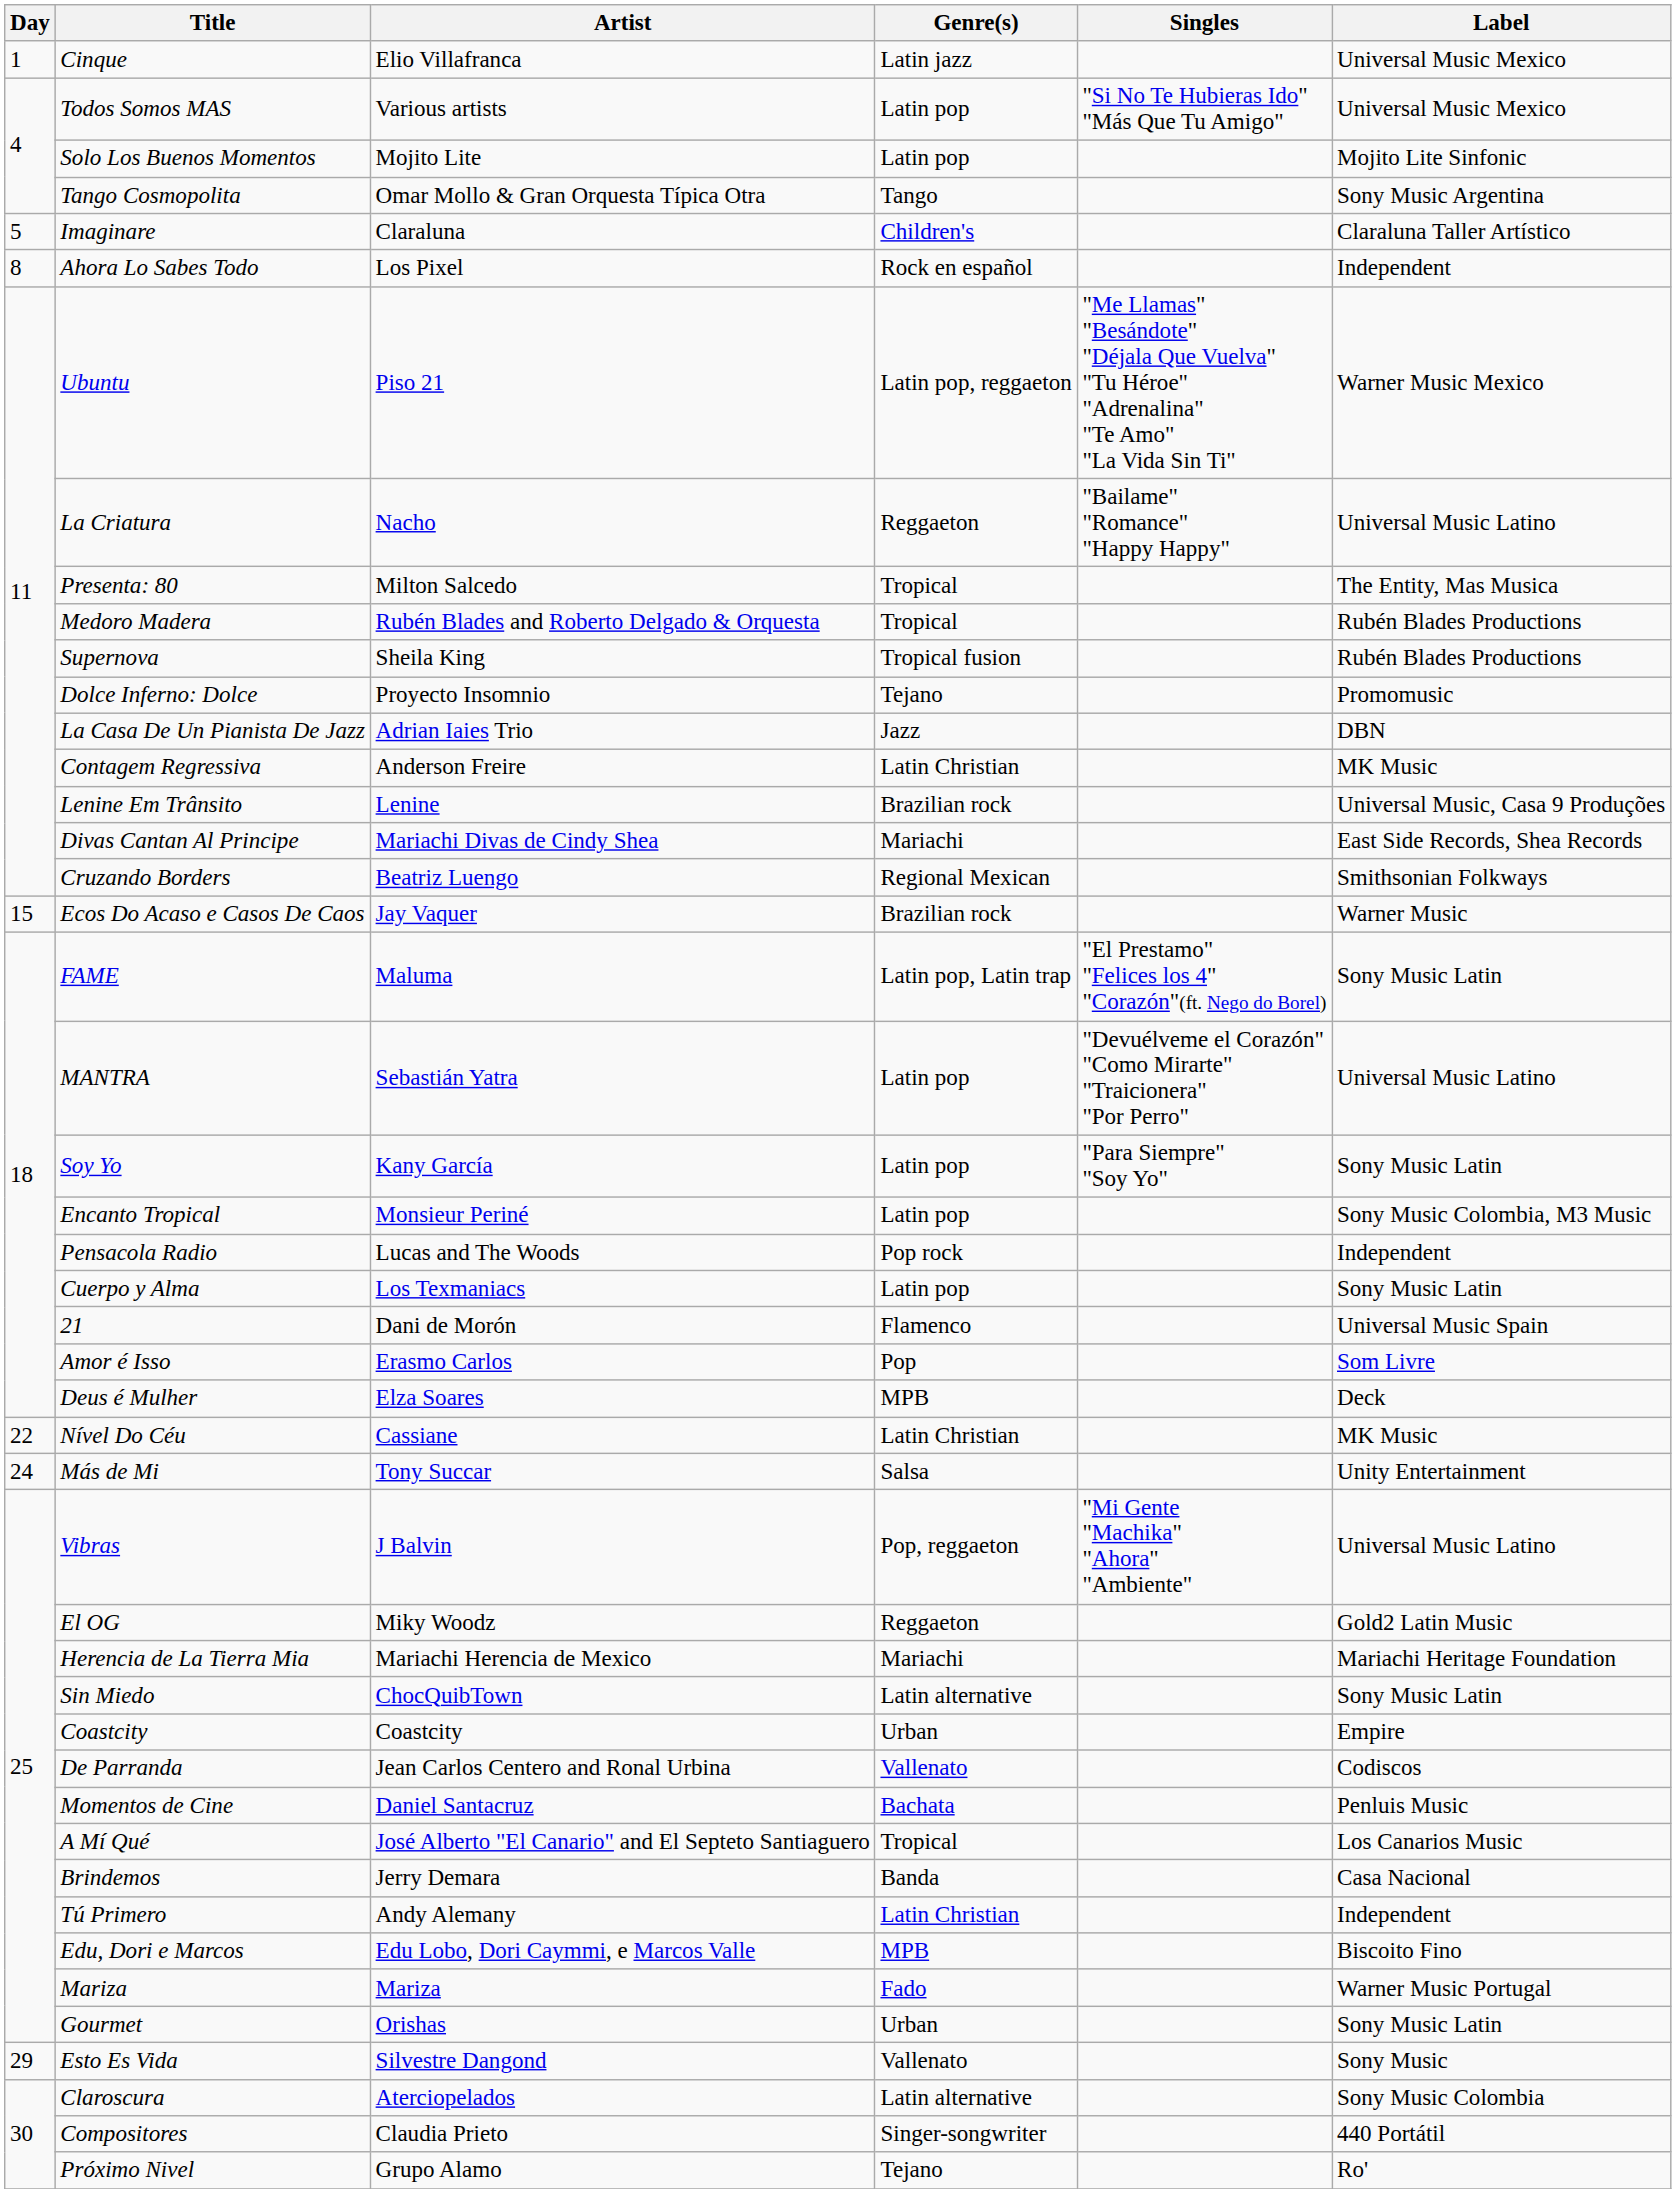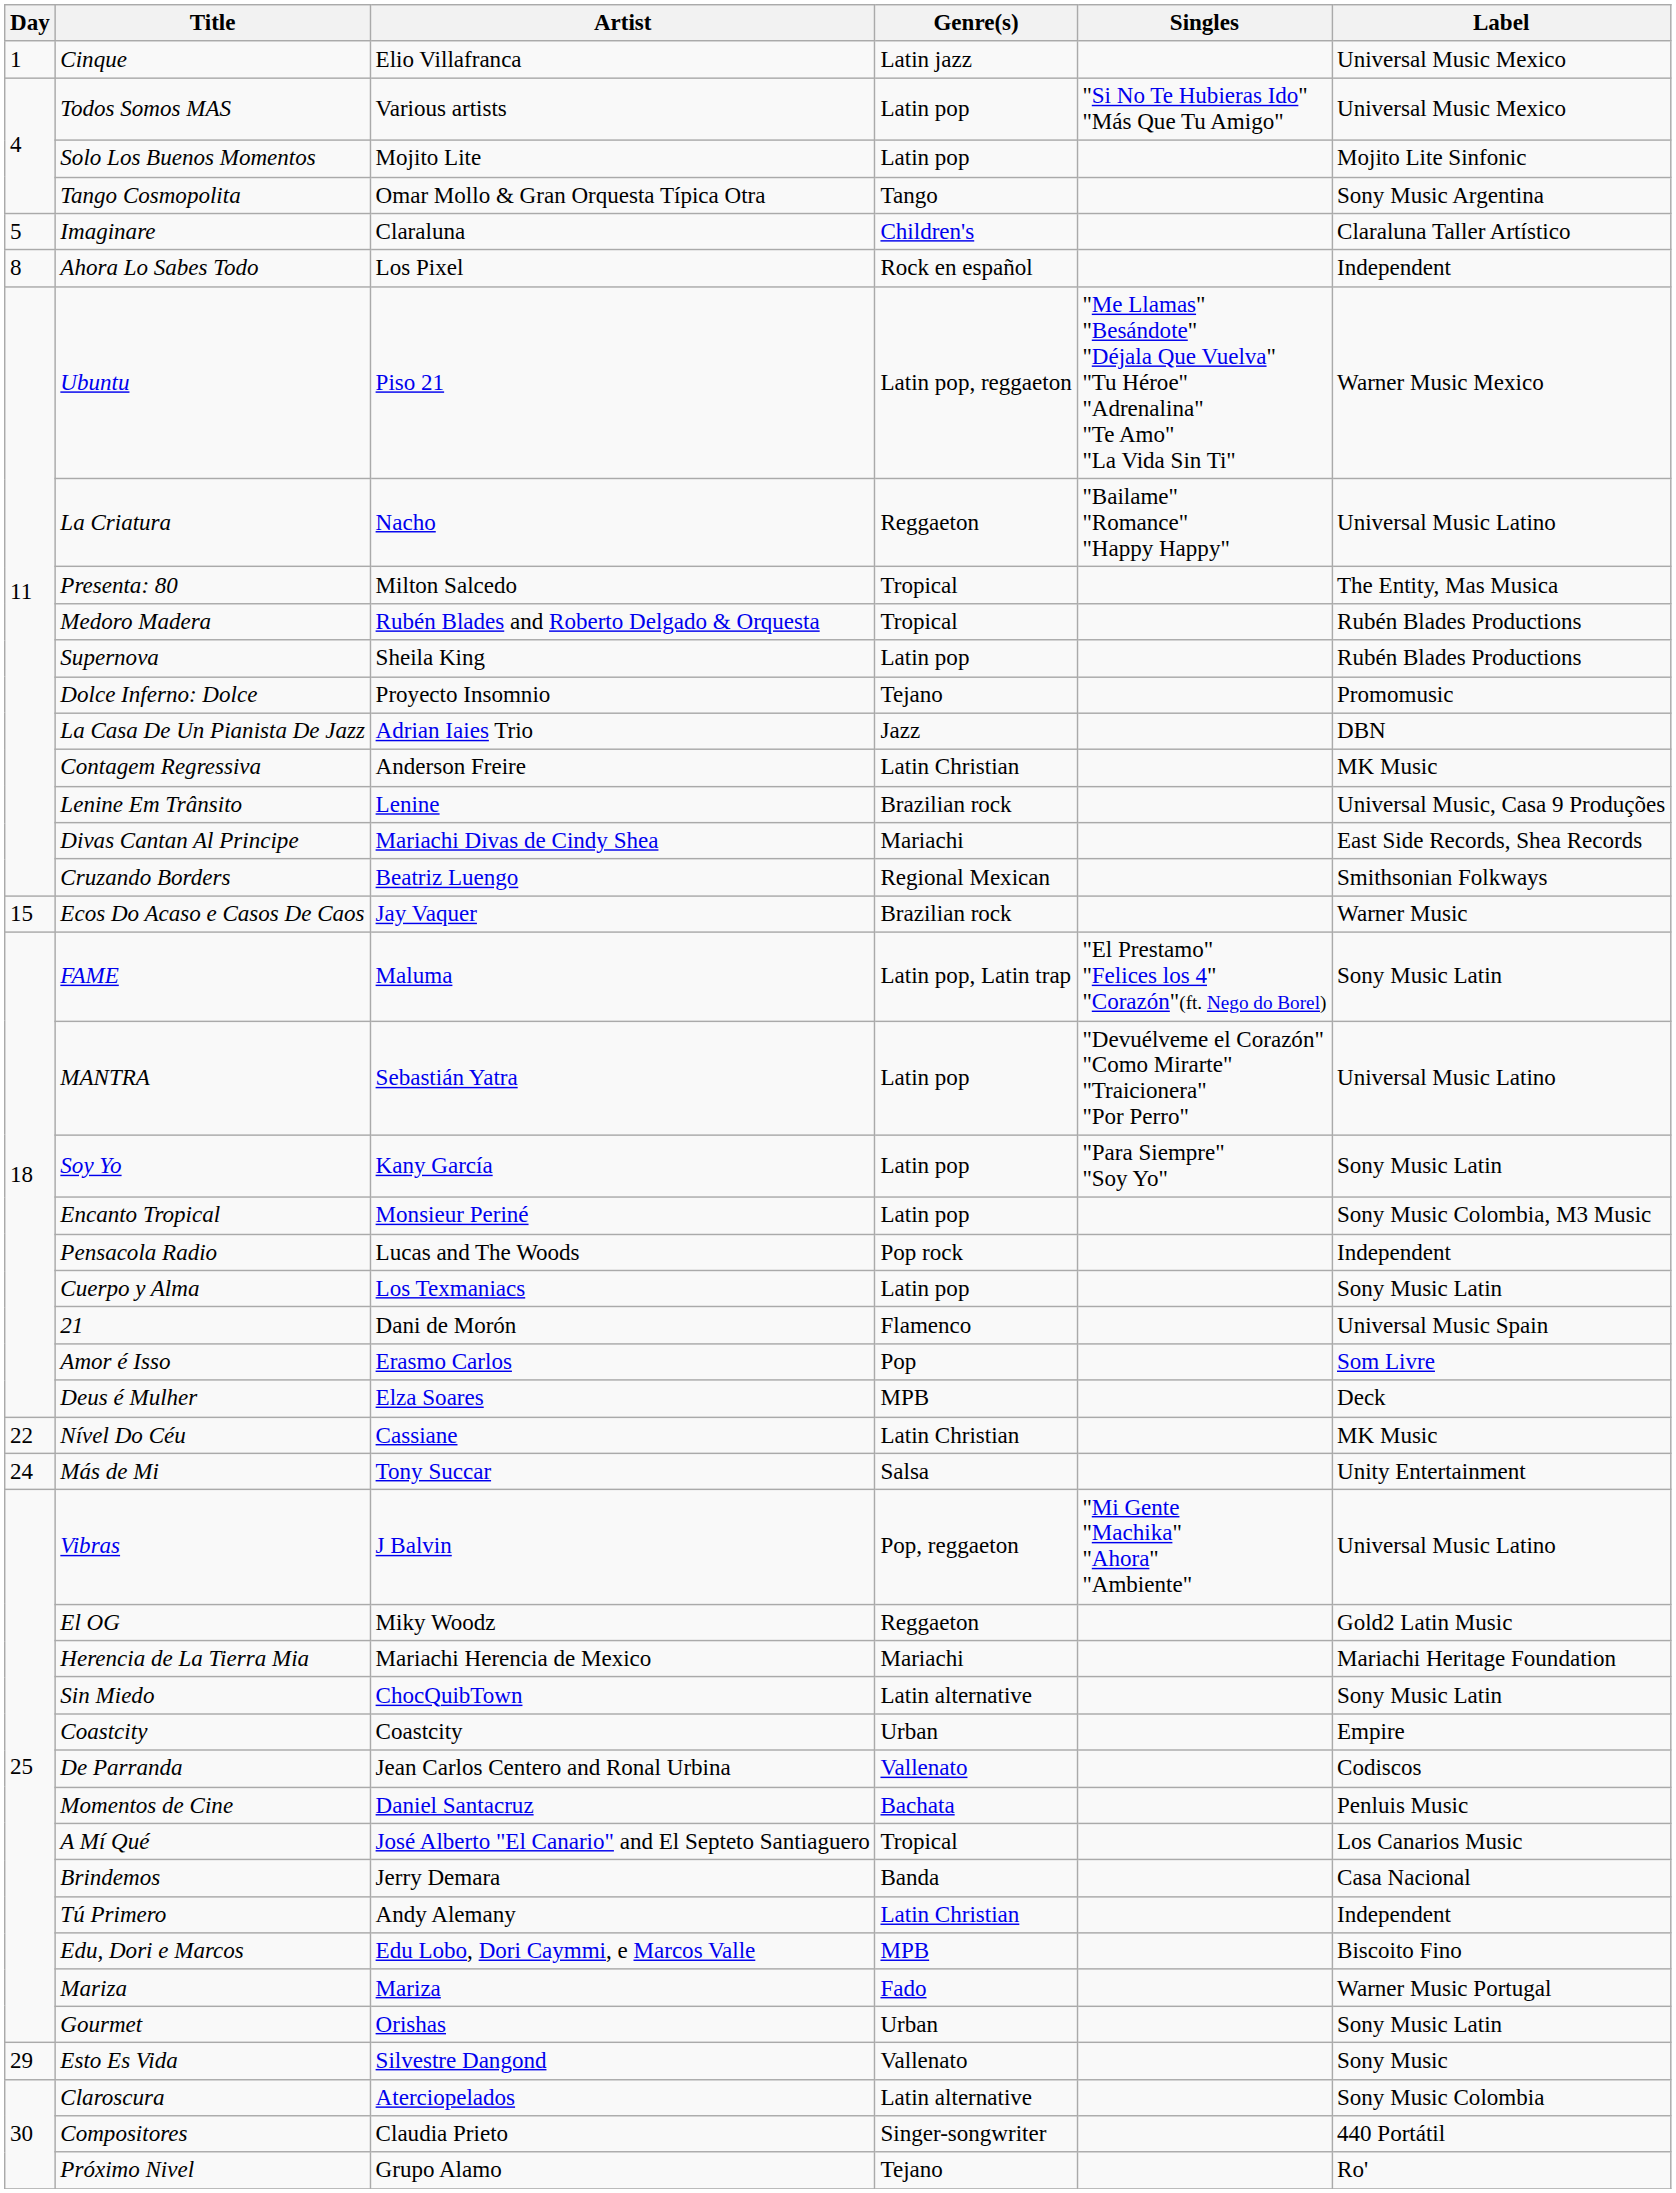(951, 657) Tropical fusion -> (925, 657) Latin pop
